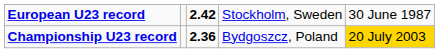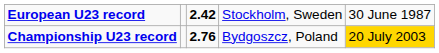(203, 36) 2.36 -> (203, 36) 2.76
